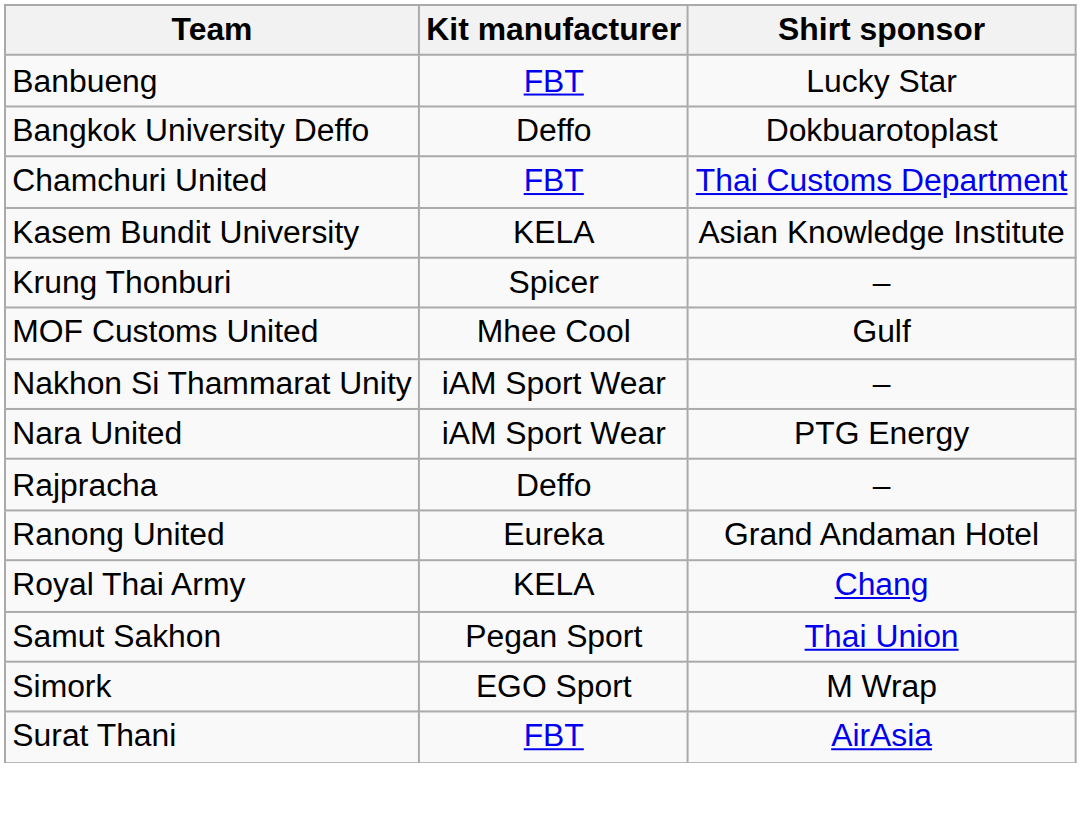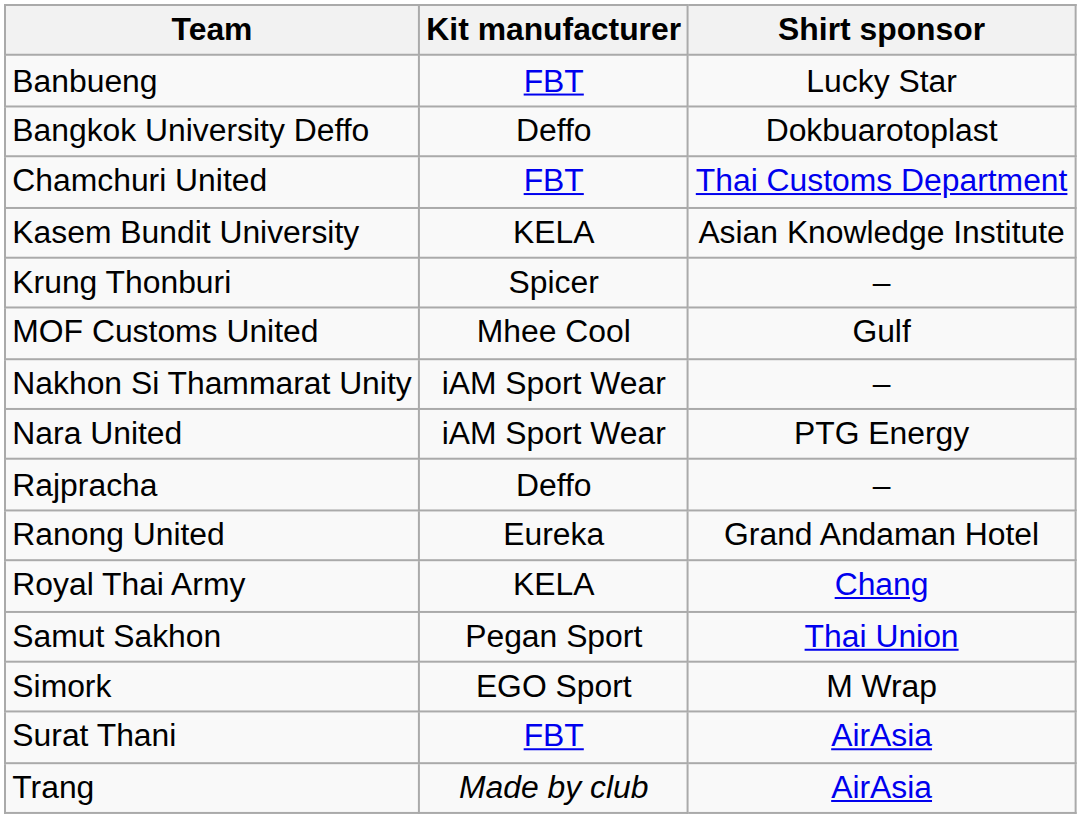+ row: (53, 787)
